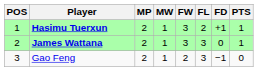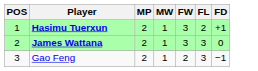- column: (241, 12)
